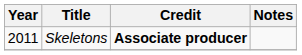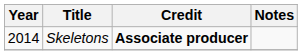(23, 38) 2011 -> (24, 38) 2014
